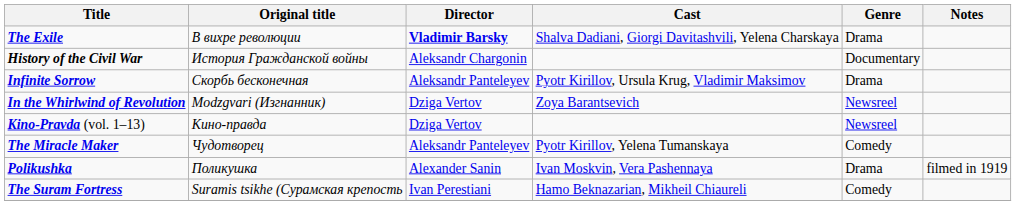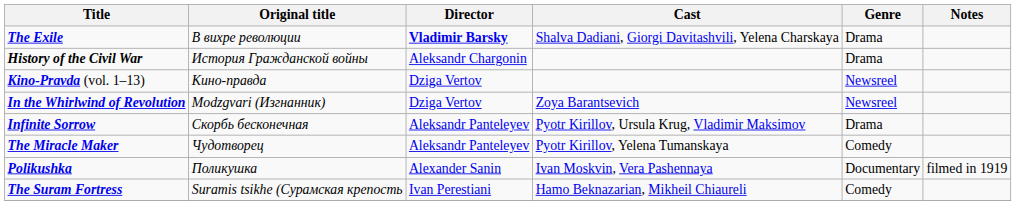(883, 59) Documentary -> (864, 59) Drama
rows swapped: (51, 80) <-> (76, 124)
(864, 168) Drama -> (883, 168) Documentary
